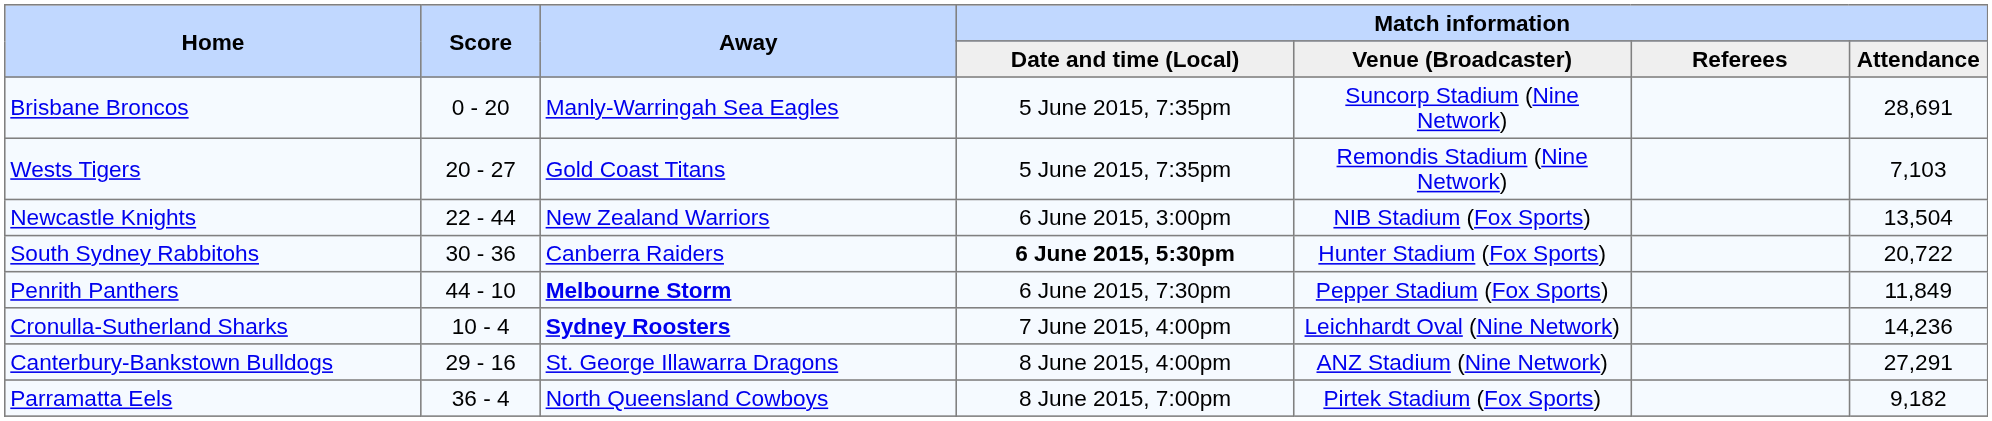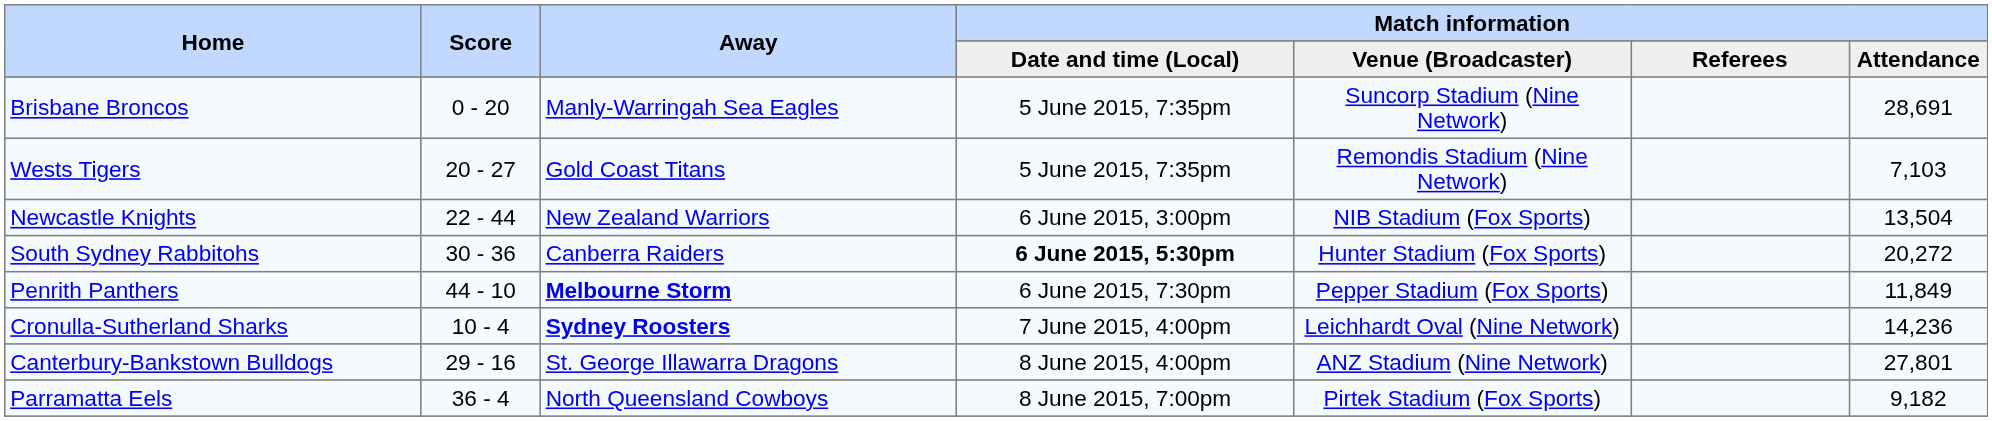(1918, 254) 20,722 -> (1918, 254) 20,272
(1918, 362) 27,291 -> (1918, 362) 27,801
